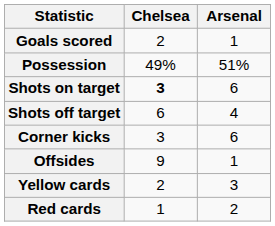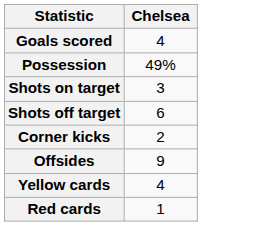- column: (234, 16)
(161, 40) 2 -> (161, 40) 4
(161, 88) bold -> (161, 88) normal
(161, 137) 3 -> (161, 137) 2
(161, 185) 2 -> (161, 185) 4
